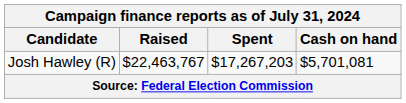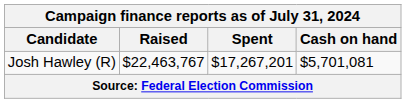(252, 62) $17,267,203 -> (252, 62) $17,267,201
